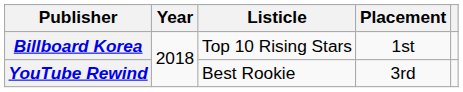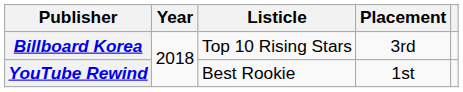(403, 45) 1st -> (403, 45) 3rd
(403, 73) 3rd -> (403, 73) 1st
